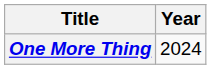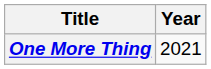(181, 49) 2024 -> (181, 49) 2021
